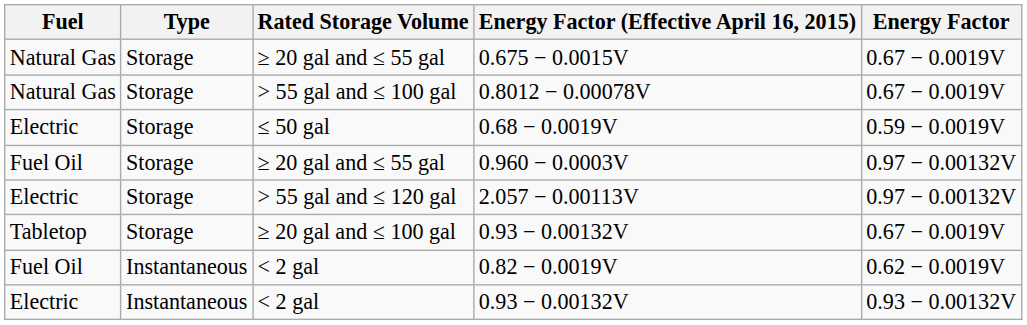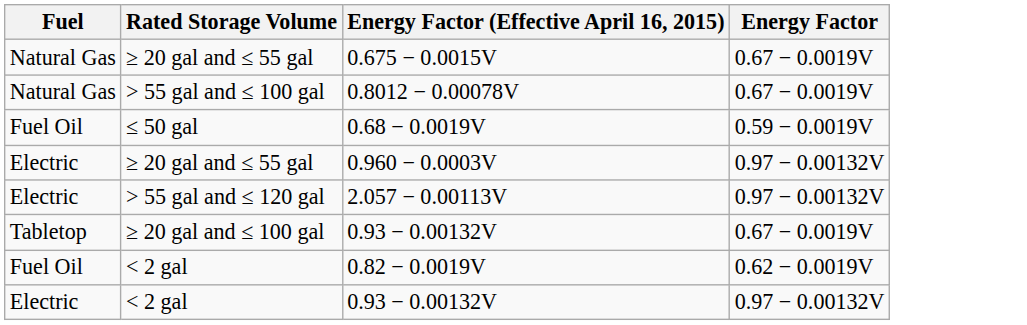- column: (187, 22)
(44, 127) Electric -> (46, 127) Fuel Oil
(46, 162) Fuel Oil -> (44, 162) Electric
(941, 302) 0.93 − 0.00132V -> (810, 302) 0.97 − 0.00132V
